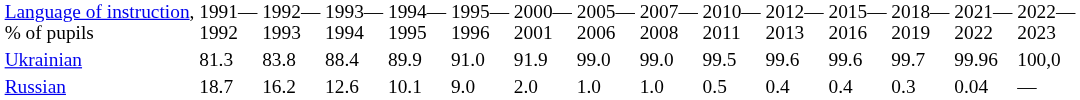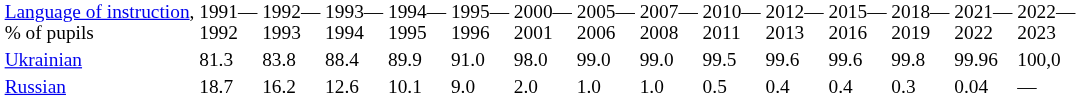(531, 59) 91.9 -> (531, 59) 98.0
(908, 59) 99.7 -> (908, 59) 99.8
